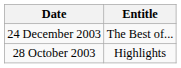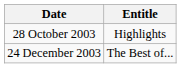rows swapped: (54, 53) <-> (54, 33)
